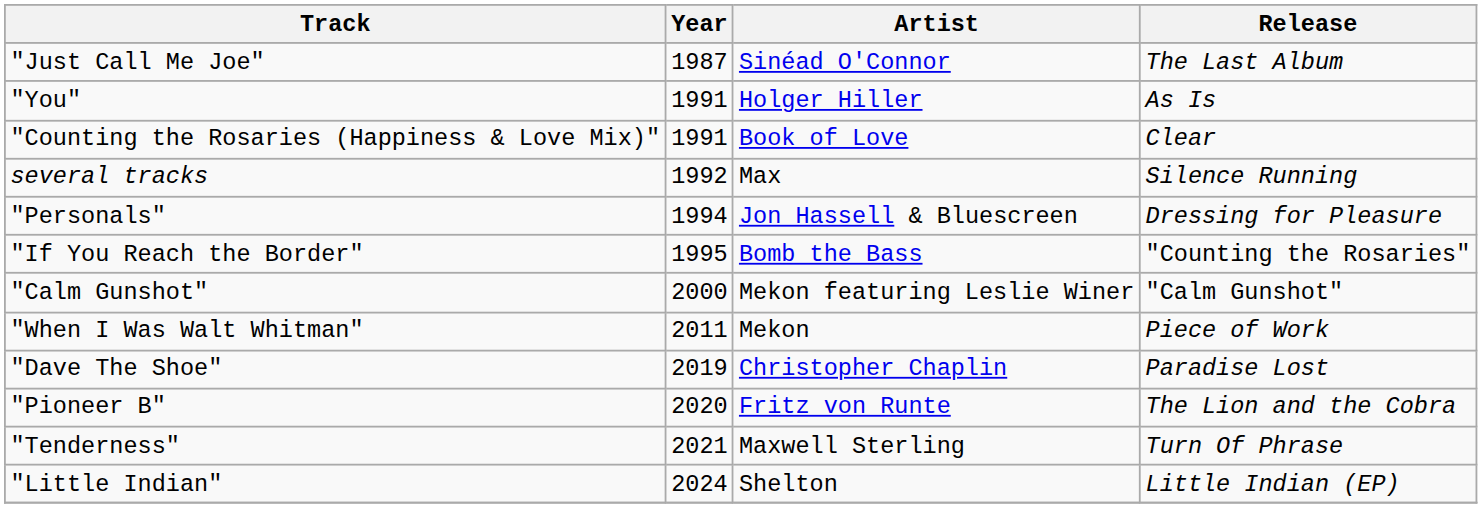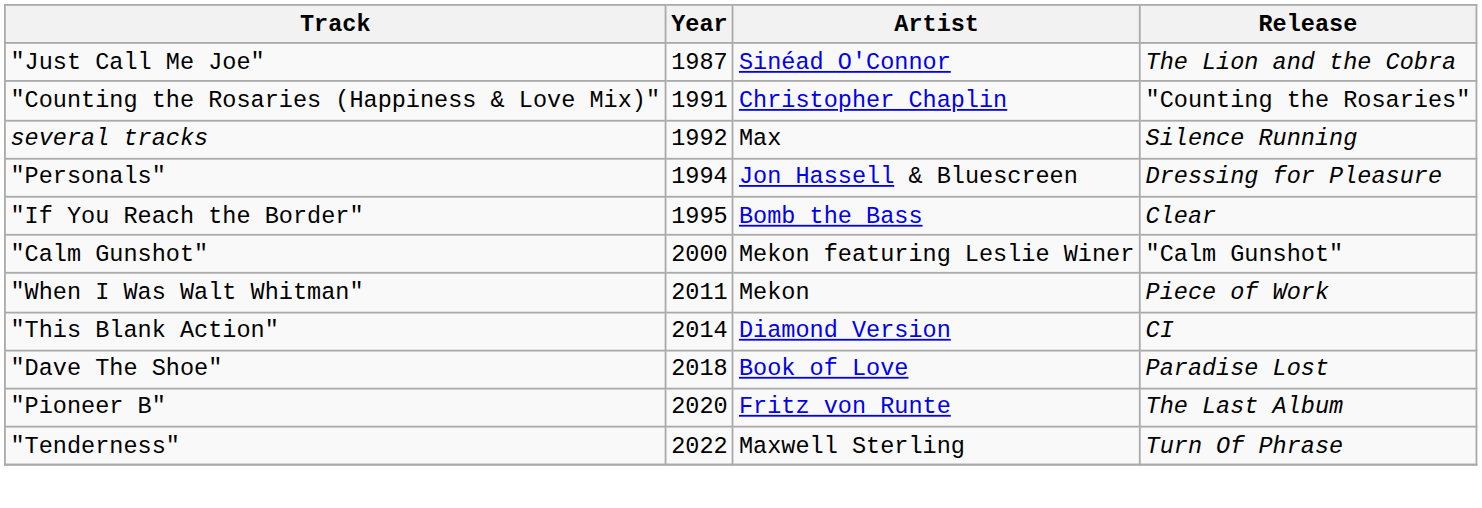(1244, 62) The Last Album -> (1301, 62) The Lion and the Cobra
- row: (46, 101)
(824, 139) Book of Love -> (873, 101) Christopher Chaplin
(1181, 139) Clear -> (1308, 101) "Counting the Rosaries"
(1308, 254) "Counting the Rosaries" -> (1181, 216) Clear
+ row: (145, 331)
(699, 369) 2019 -> (699, 369) 2018
(873, 369) Christopher Chaplin -> (824, 369) Book of Love
(1301, 408) The Lion and the Cobra -> (1244, 408) The Last Album
(699, 446) 2021 -> (699, 446) 2022
- row: (116, 484)
